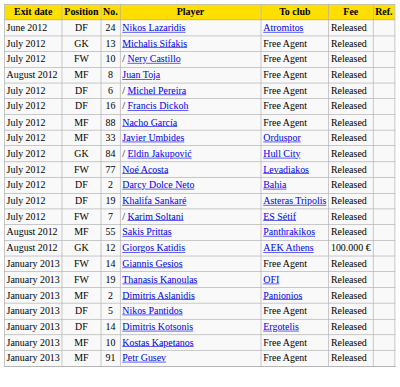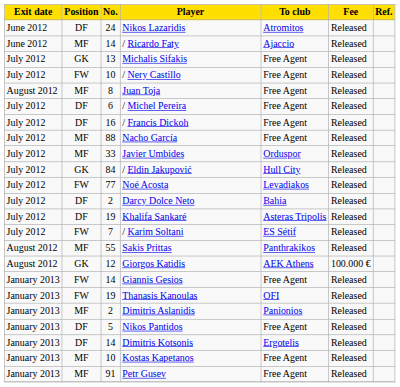+ row: (151, 43)
